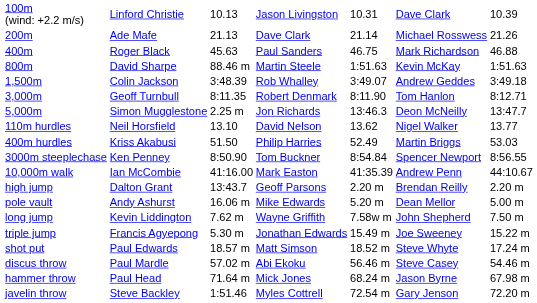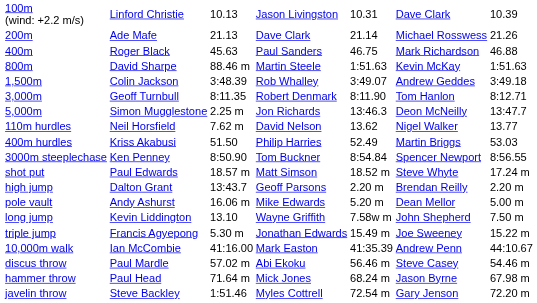(224, 127) 13.10 -> (227, 127) 7.62 m
rows swapped: (39, 172) <-> (25, 248)
(227, 218) 7.62 m -> (224, 218) 13.10
